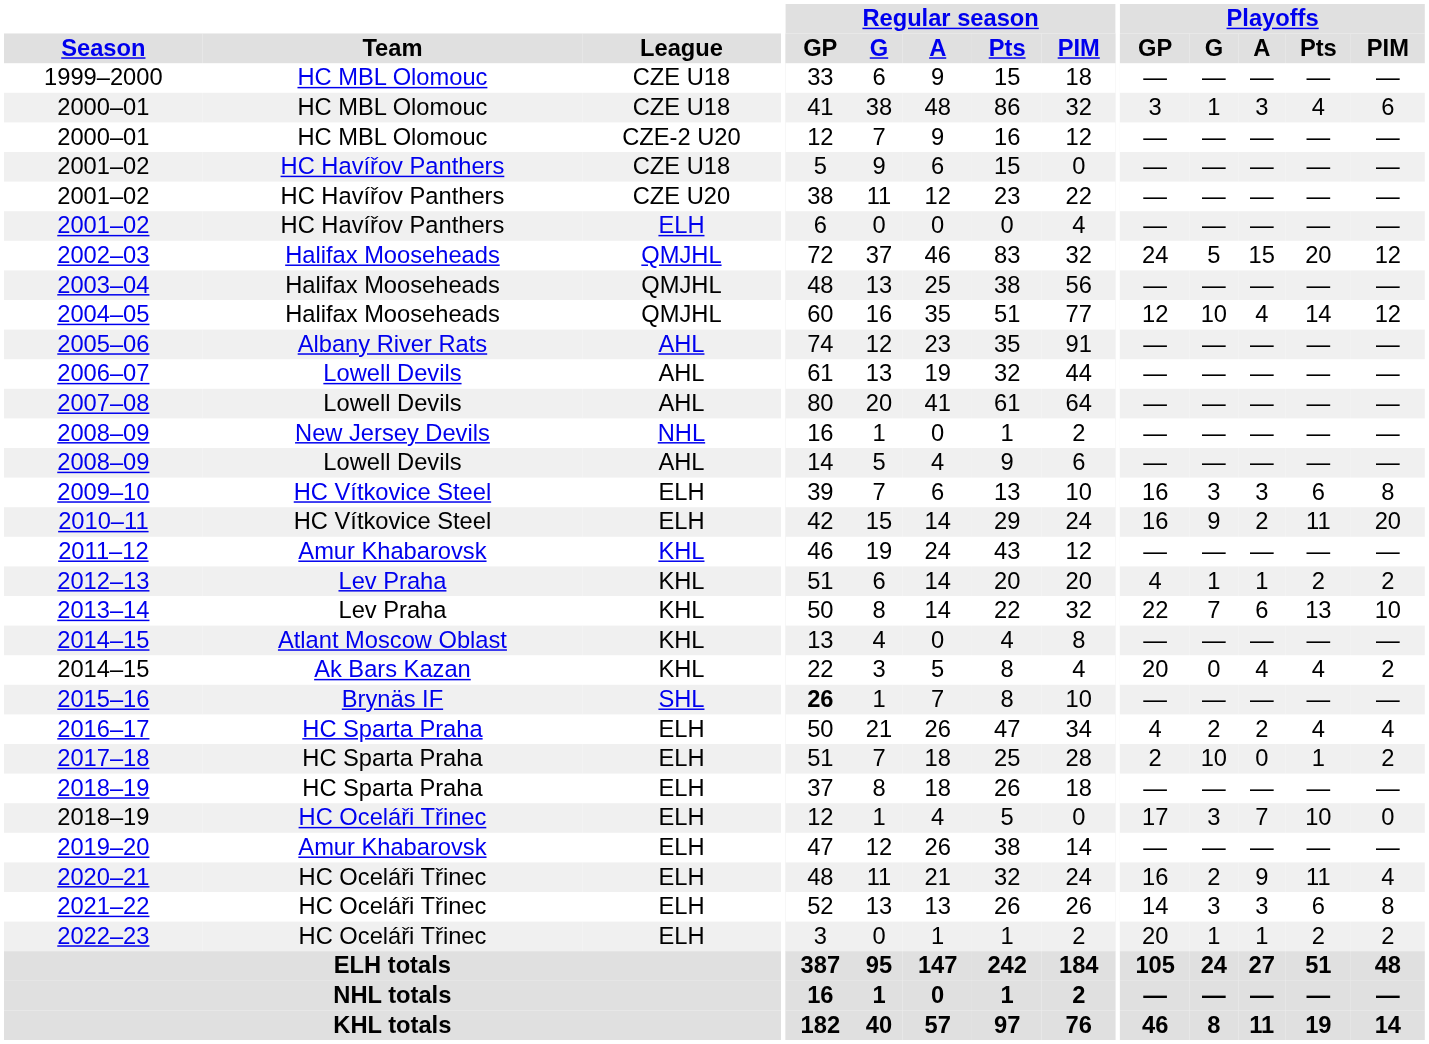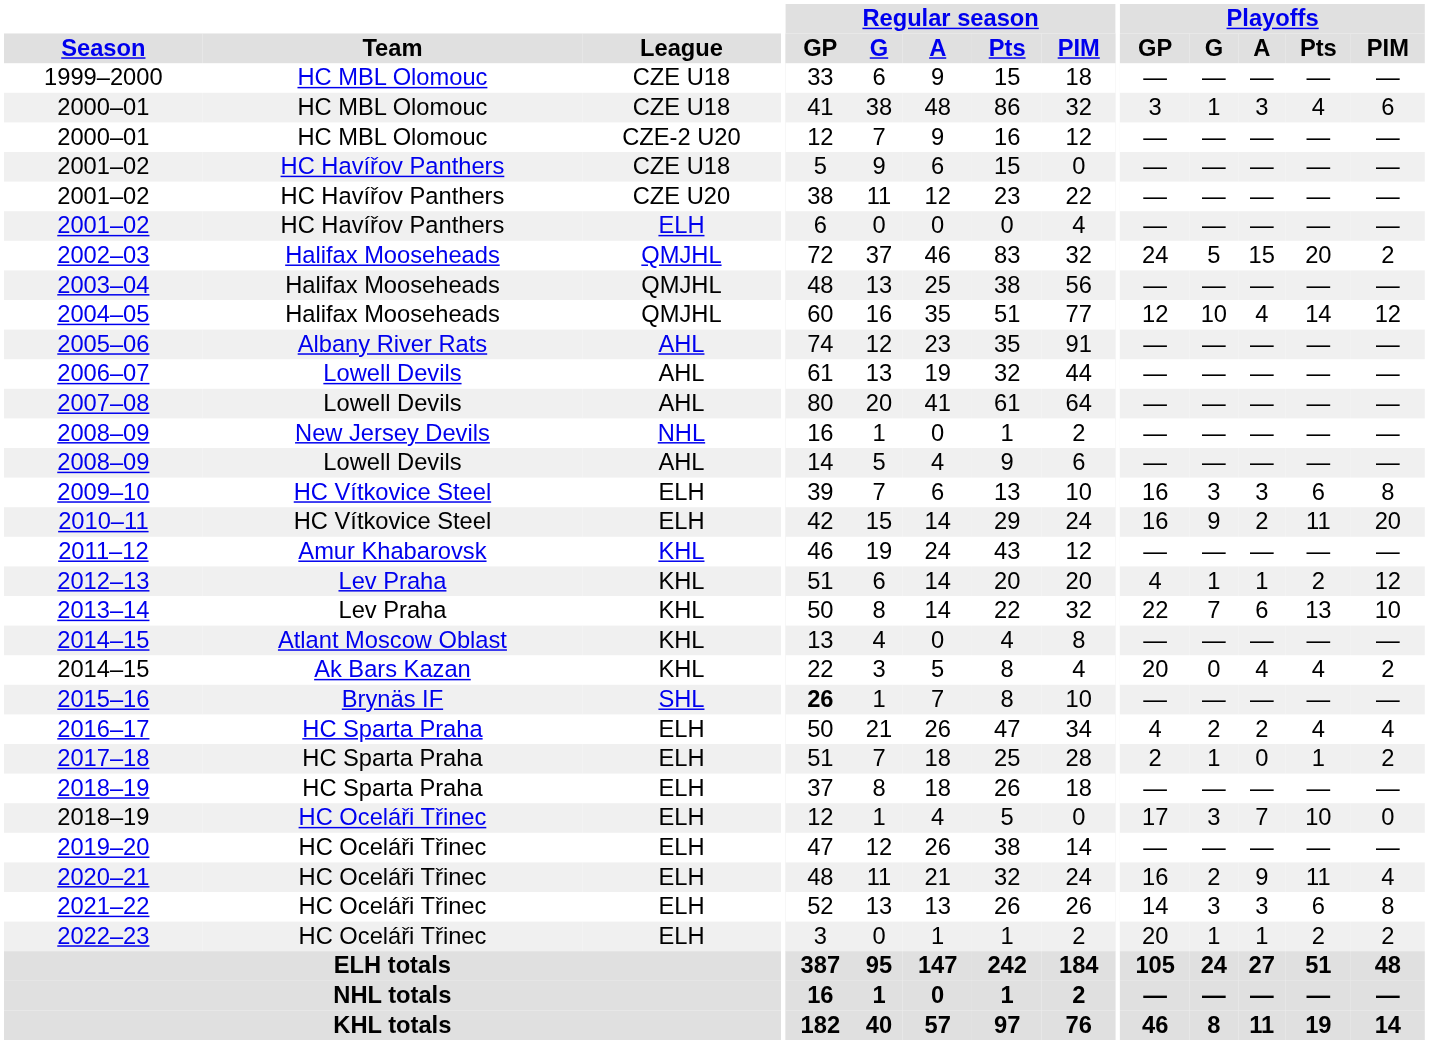(1388, 255) 12 -> (1388, 255) 2
(1388, 580) 2 -> (1388, 580) 12
(1214, 758) 10 -> (1214, 758) 1
(392, 847) Amur Khabarovsk -> (392, 847) HC Oceláři Třinec
